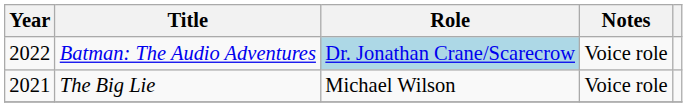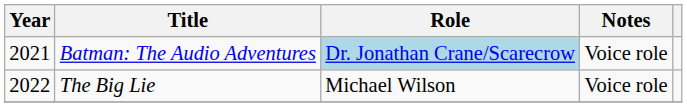(30, 53) 2022 -> (30, 53) 2021
(30, 85) 2021 -> (30, 85) 2022
